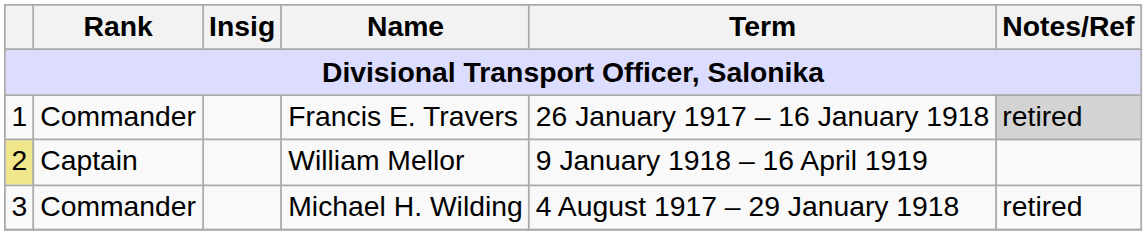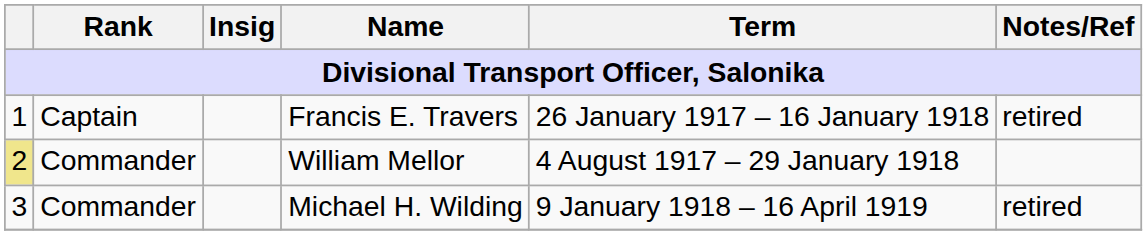(118, 116) Commander -> (89, 116) Captain
(1042, 116) lightgrey background -> (1042, 116) no background
(89, 161) Captain -> (118, 161) Commander
(732, 161) 9 January 1918 – 16 April 1919 -> (748, 161) 4 August 1917 – 29 January 1918
(748, 206) 4 August 1917 – 29 January 1918 -> (732, 206) 9 January 1918 – 16 April 1919
